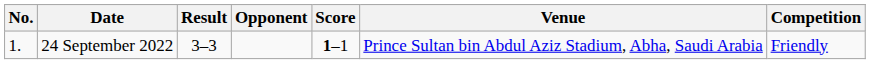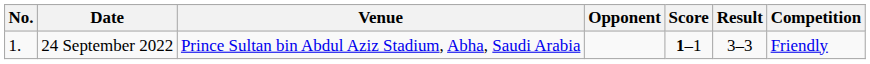columns swapped: (563, 17) <-> (204, 17)
